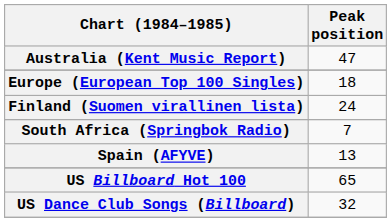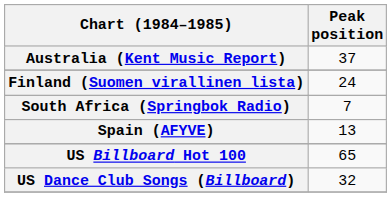(347, 58) 47 -> (347, 58) 37
- row: (156, 83)
